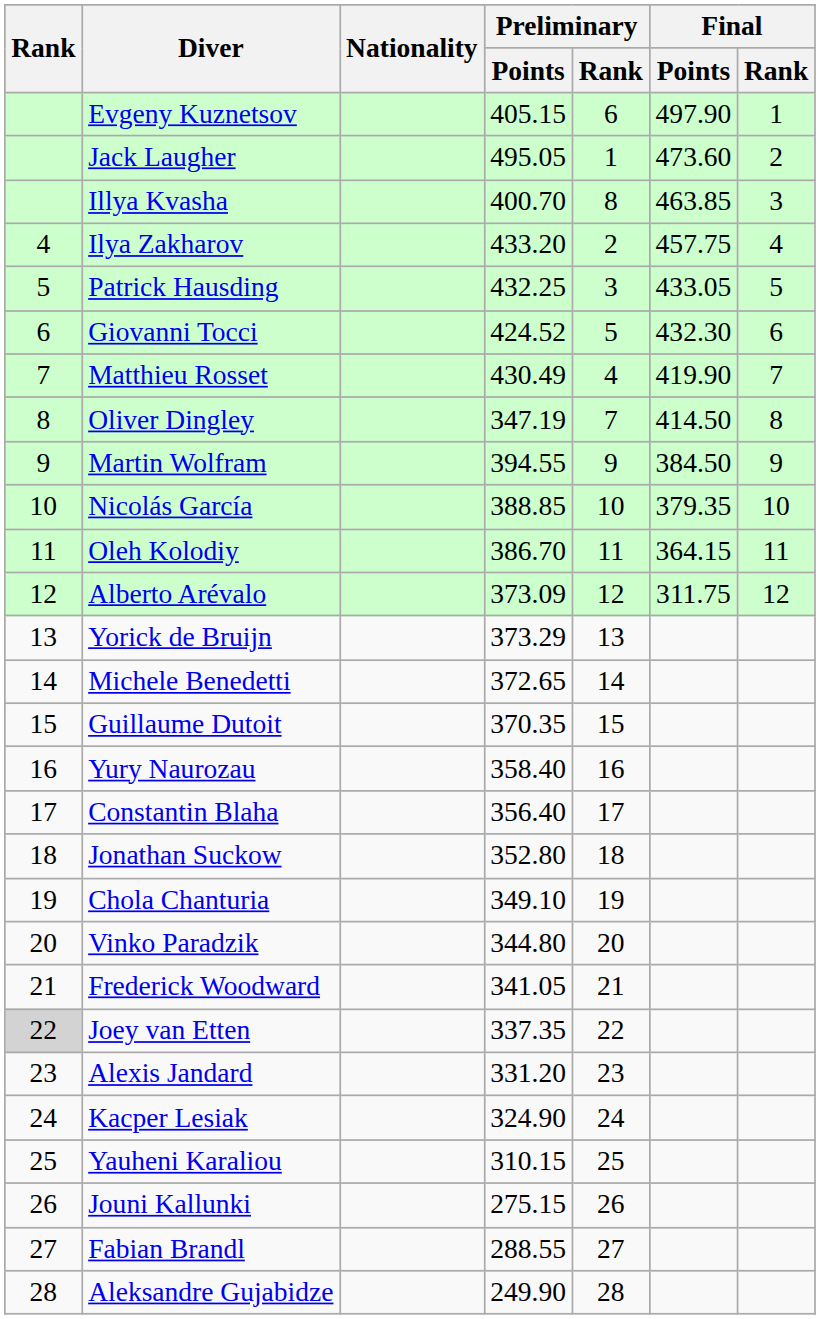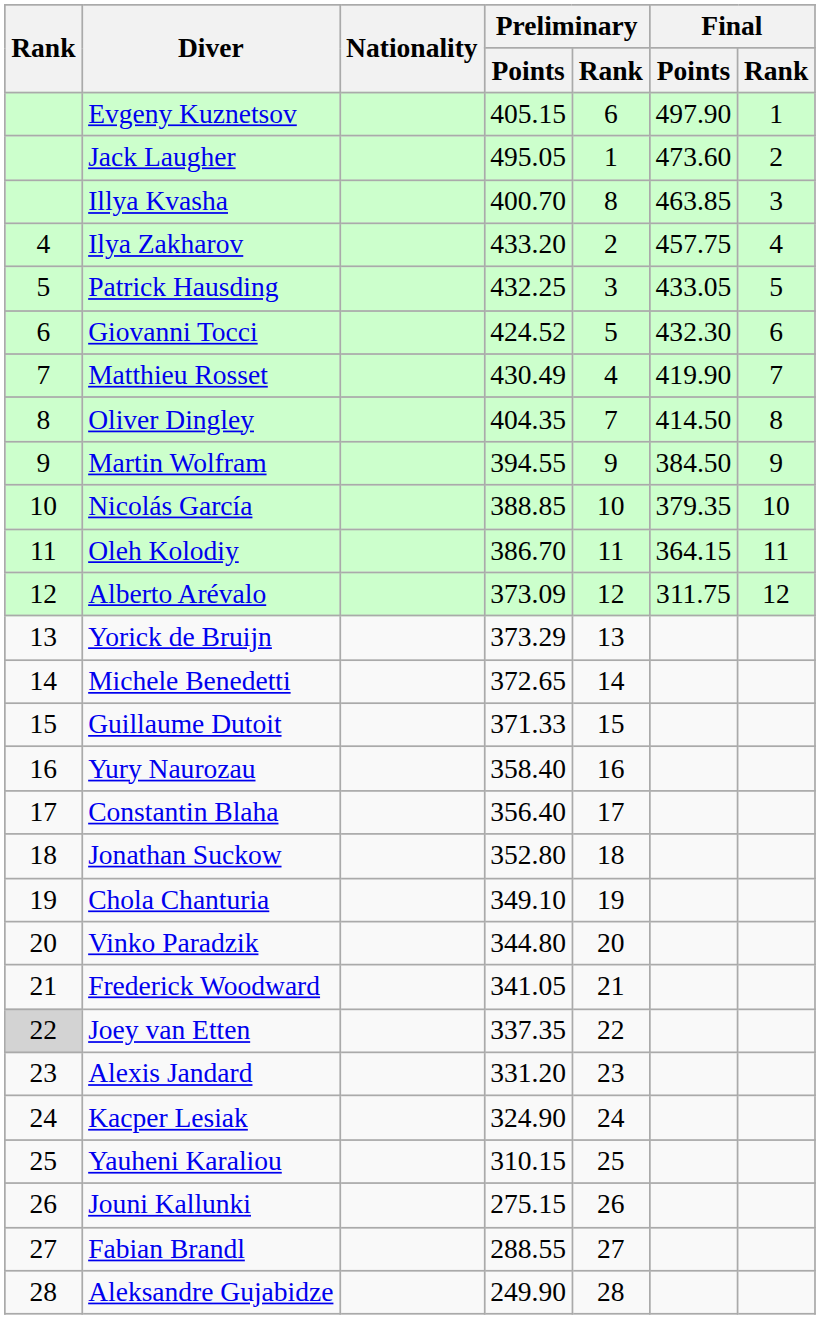(528, 419) 347.19 -> (528, 419) 404.35
(528, 724) 370.35 -> (528, 724) 371.33
